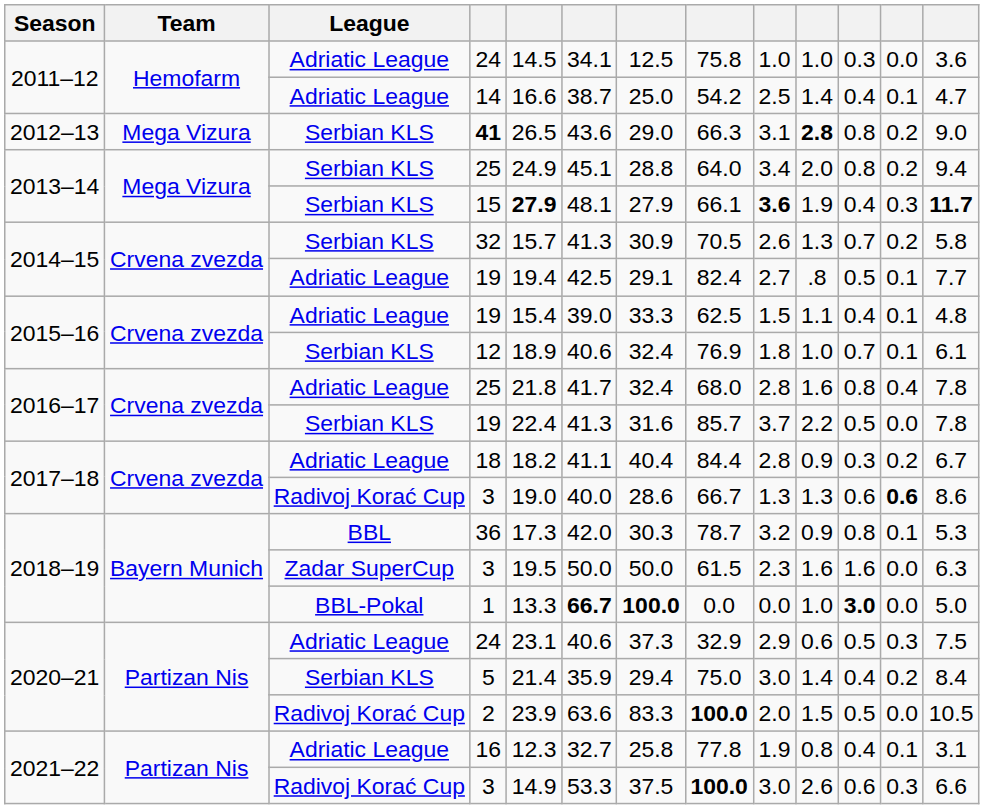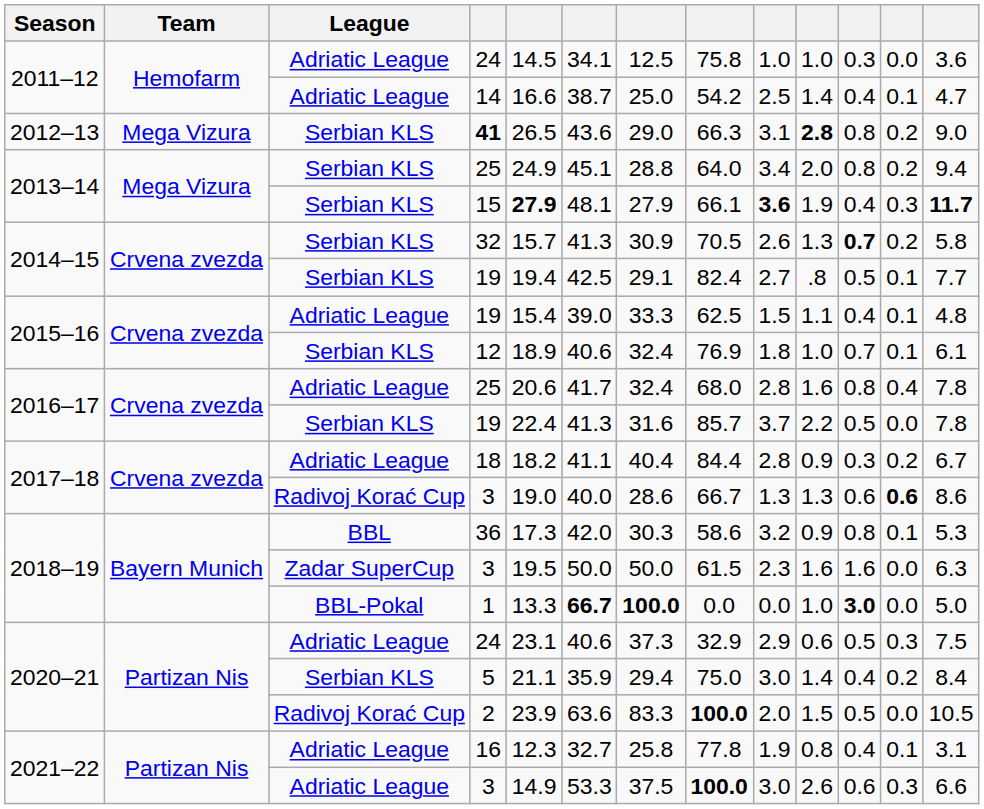(860, 241) normal -> (860, 241) bold
(369, 277) Adriatic League -> (369, 277) Serbian KLS
(534, 386) 21.8 -> (534, 386) 20.6
(719, 532) 78.7 -> (719, 532) 58.6
(534, 677) 21.4 -> (534, 677) 21.1
(369, 786) Radivoj Korać Cup -> (369, 786) Adriatic League
